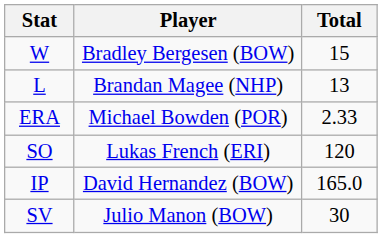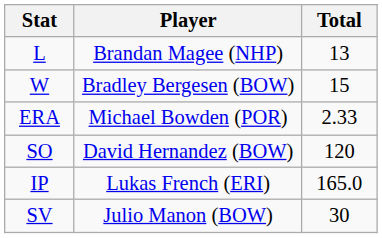rows swapped: (39, 53) <-> (39, 85)
(188, 150) Lukas French (ERI) -> (188, 150) David Hernandez (BOW)
(188, 183) David Hernandez (BOW) -> (188, 183) Lukas French (ERI)
